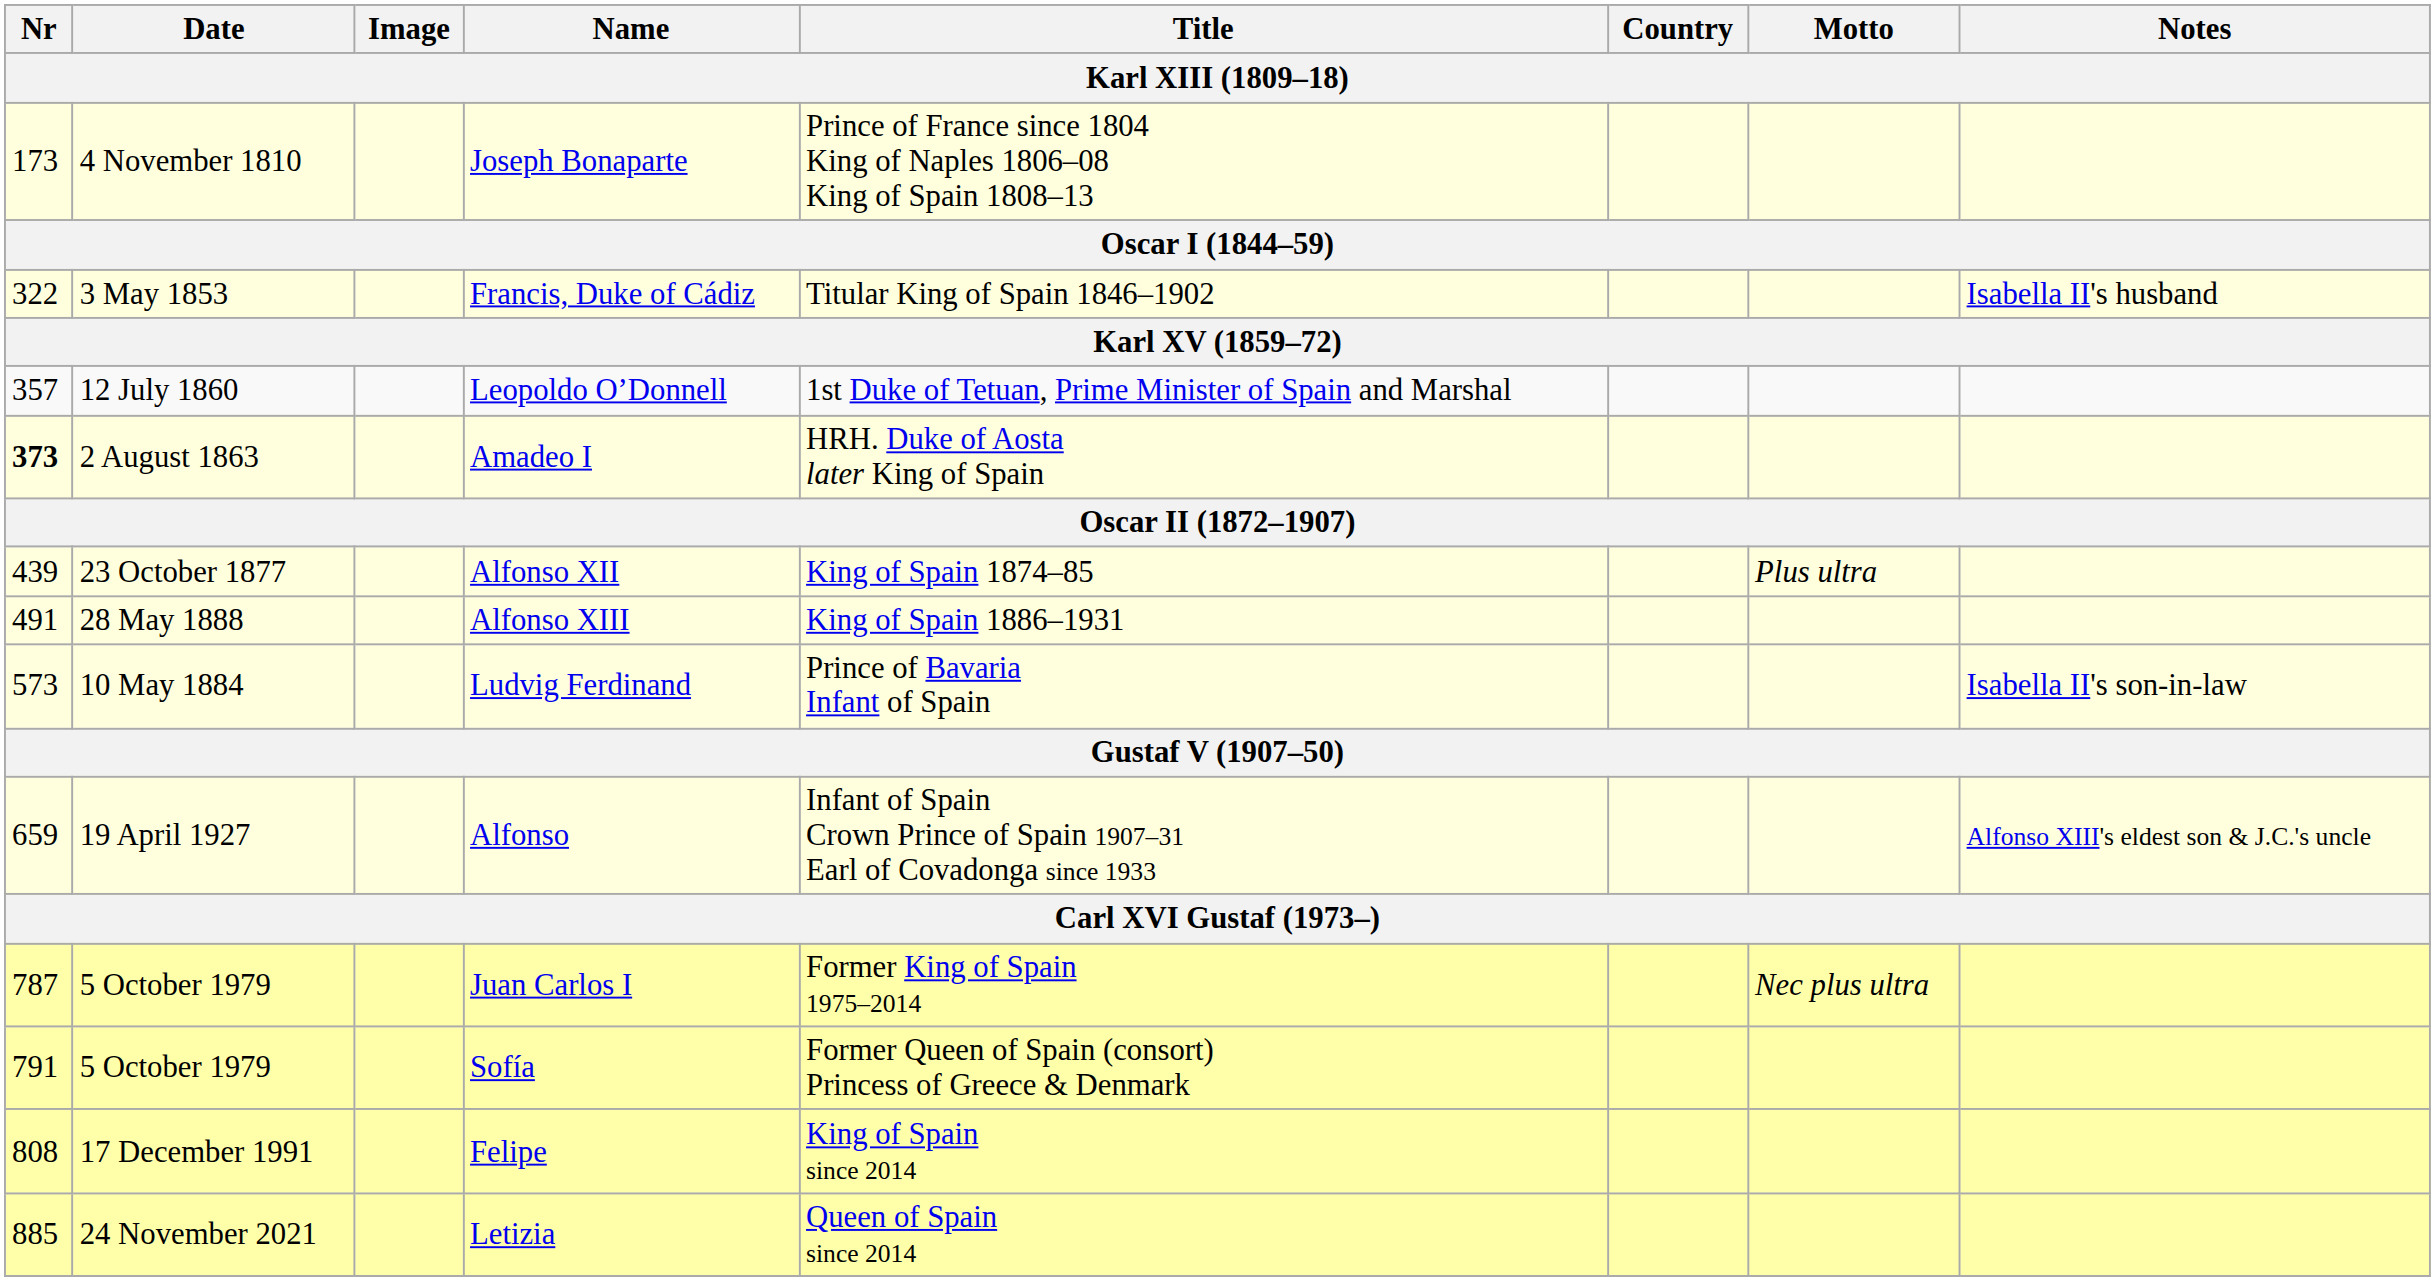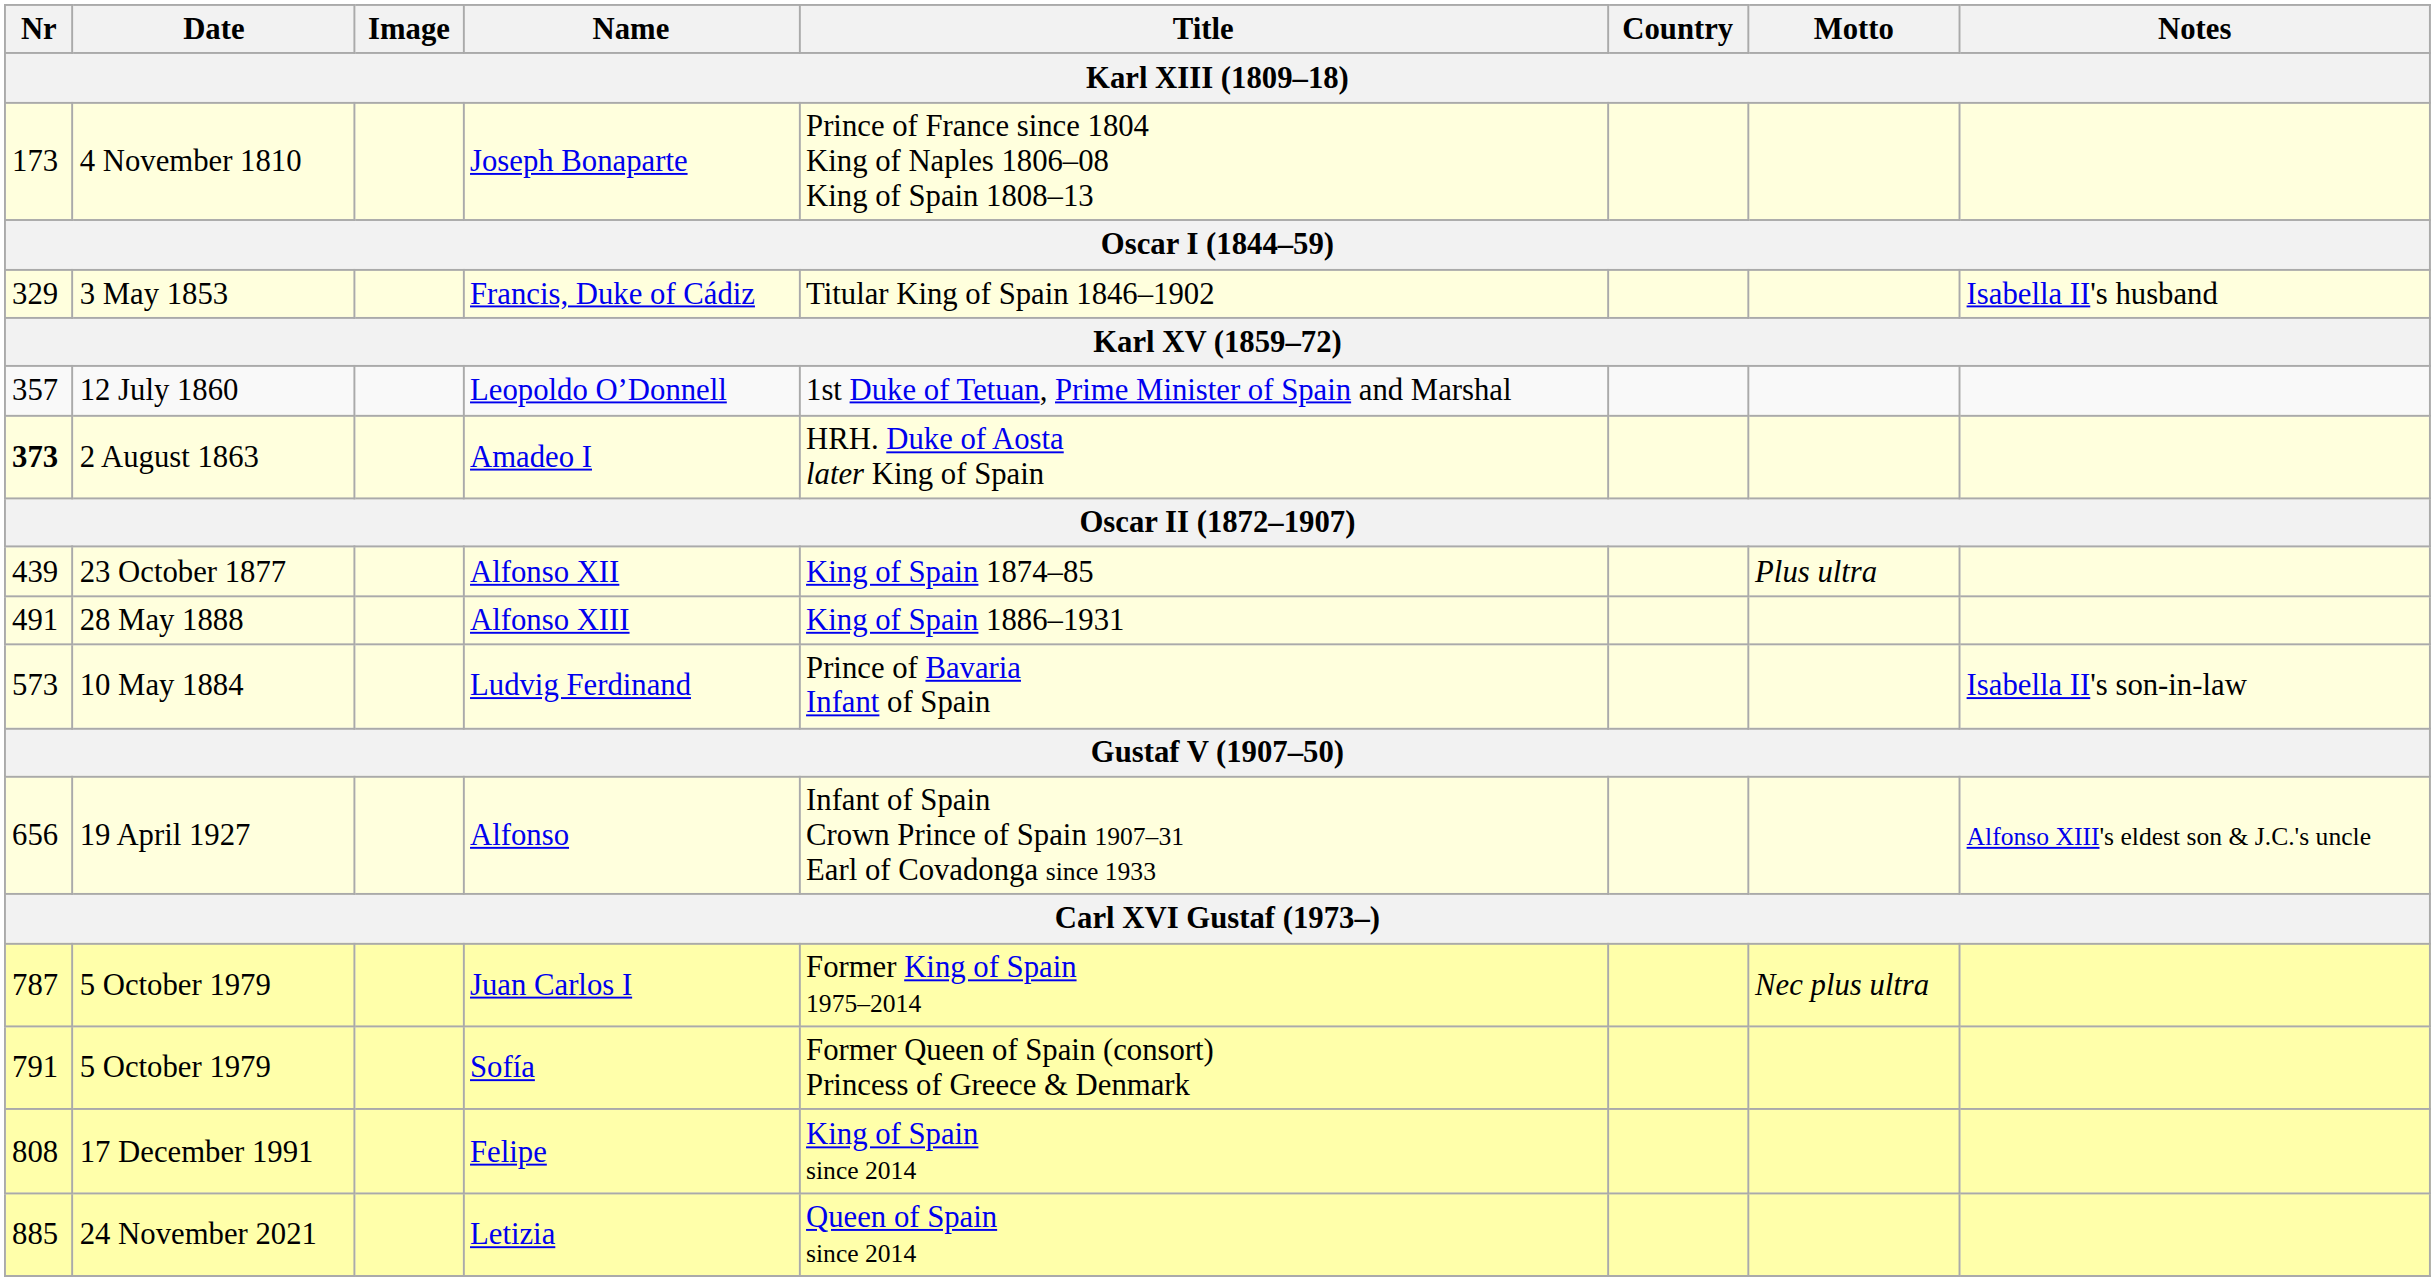(35, 292) 322 -> (35, 292) 329
(35, 835) 659 -> (35, 835) 656
